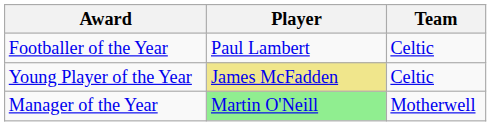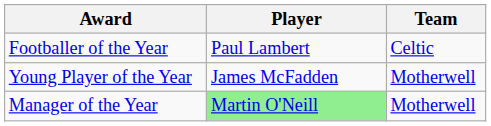(275, 76) khaki background -> (275, 76) no background
(412, 76) Celtic -> (433, 76) Motherwell
